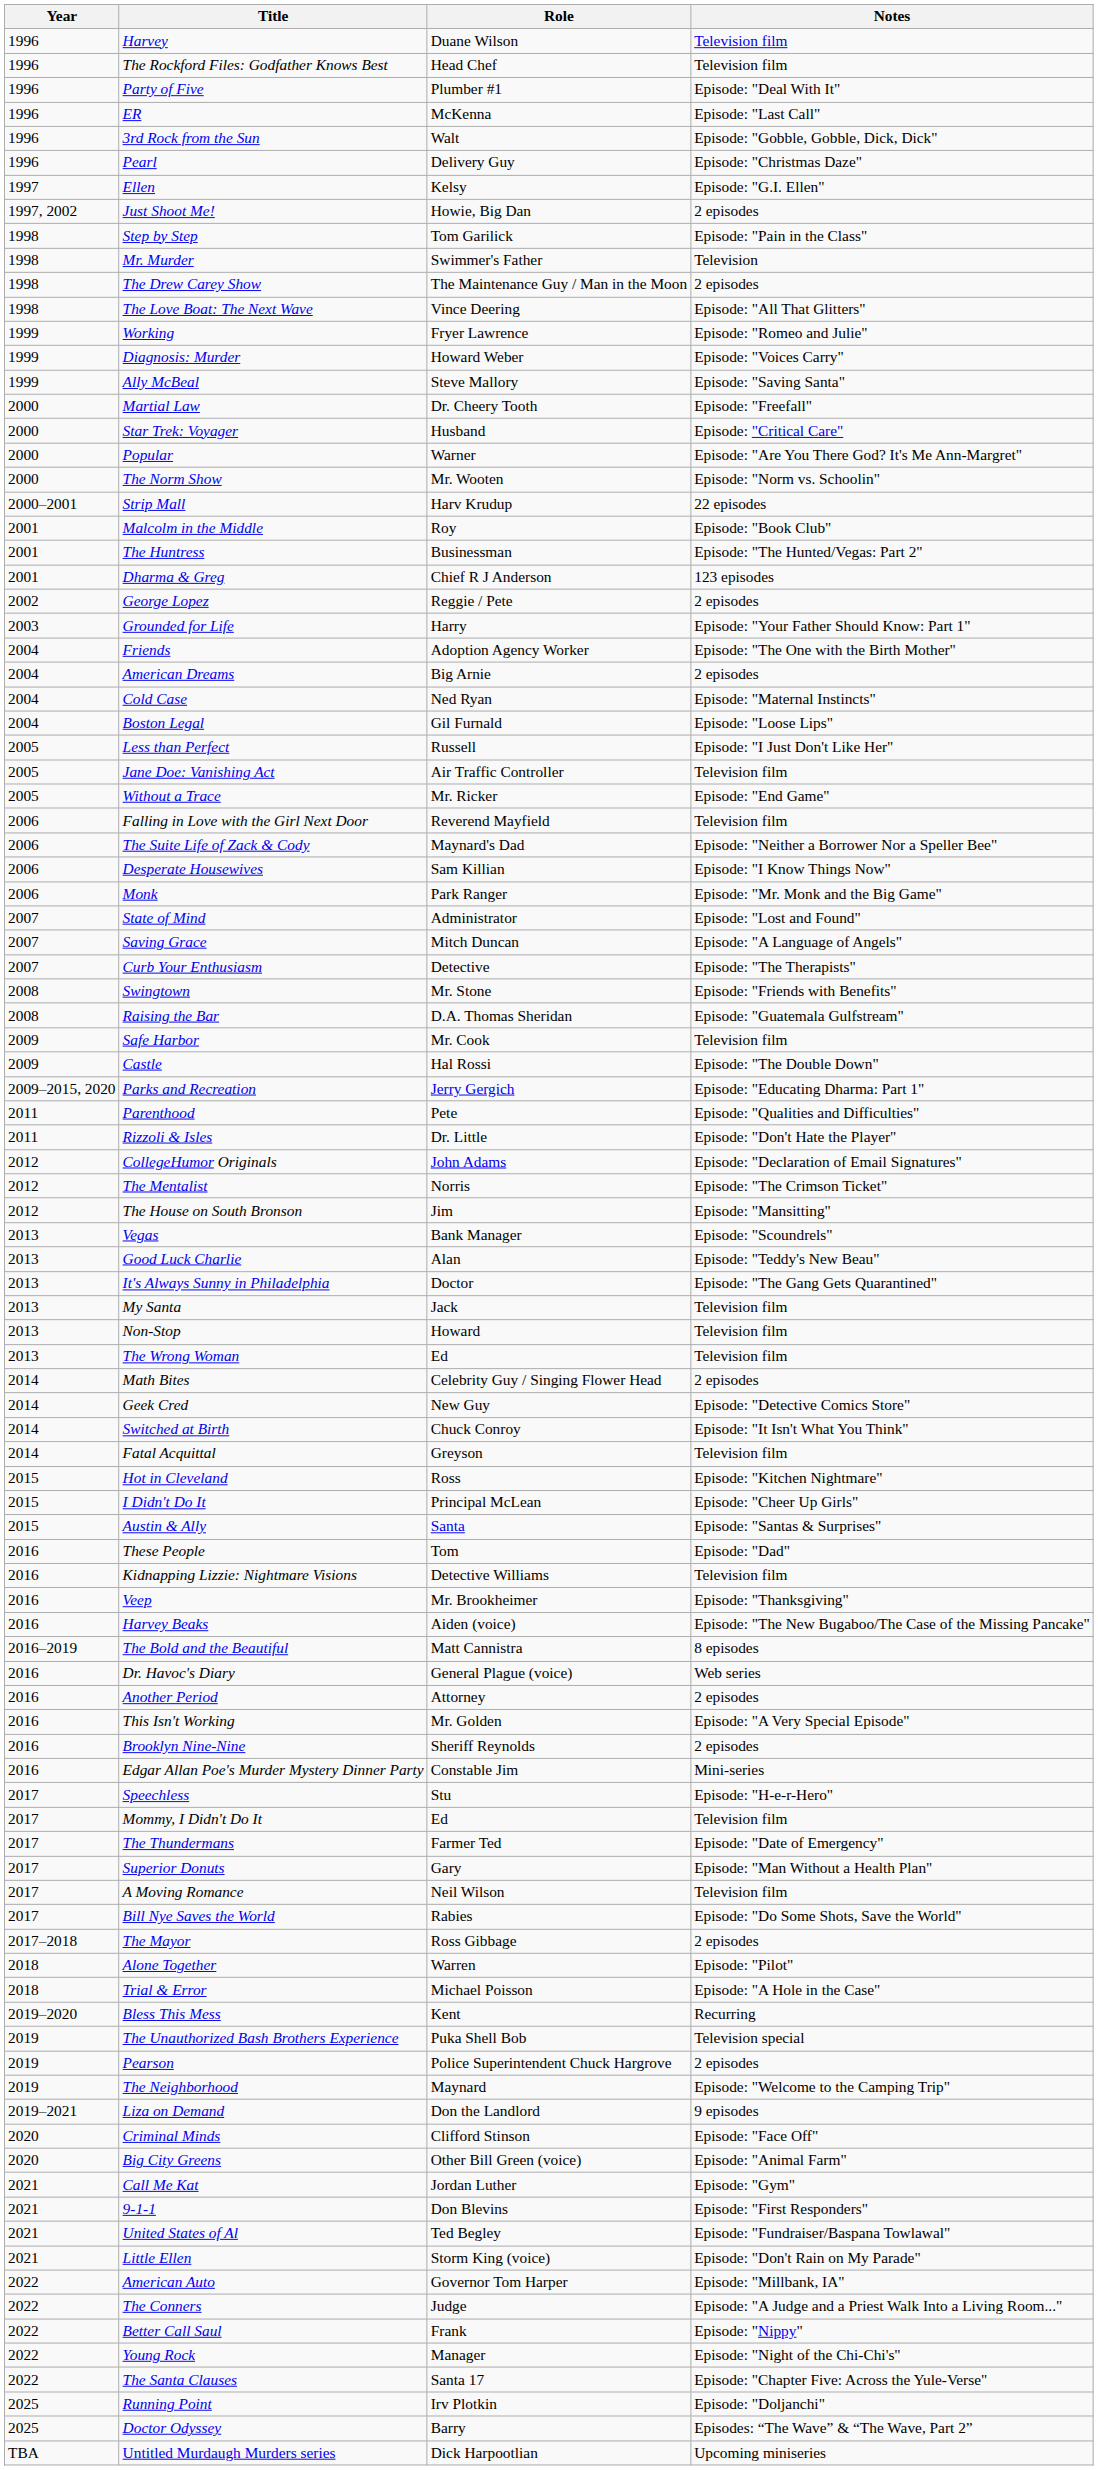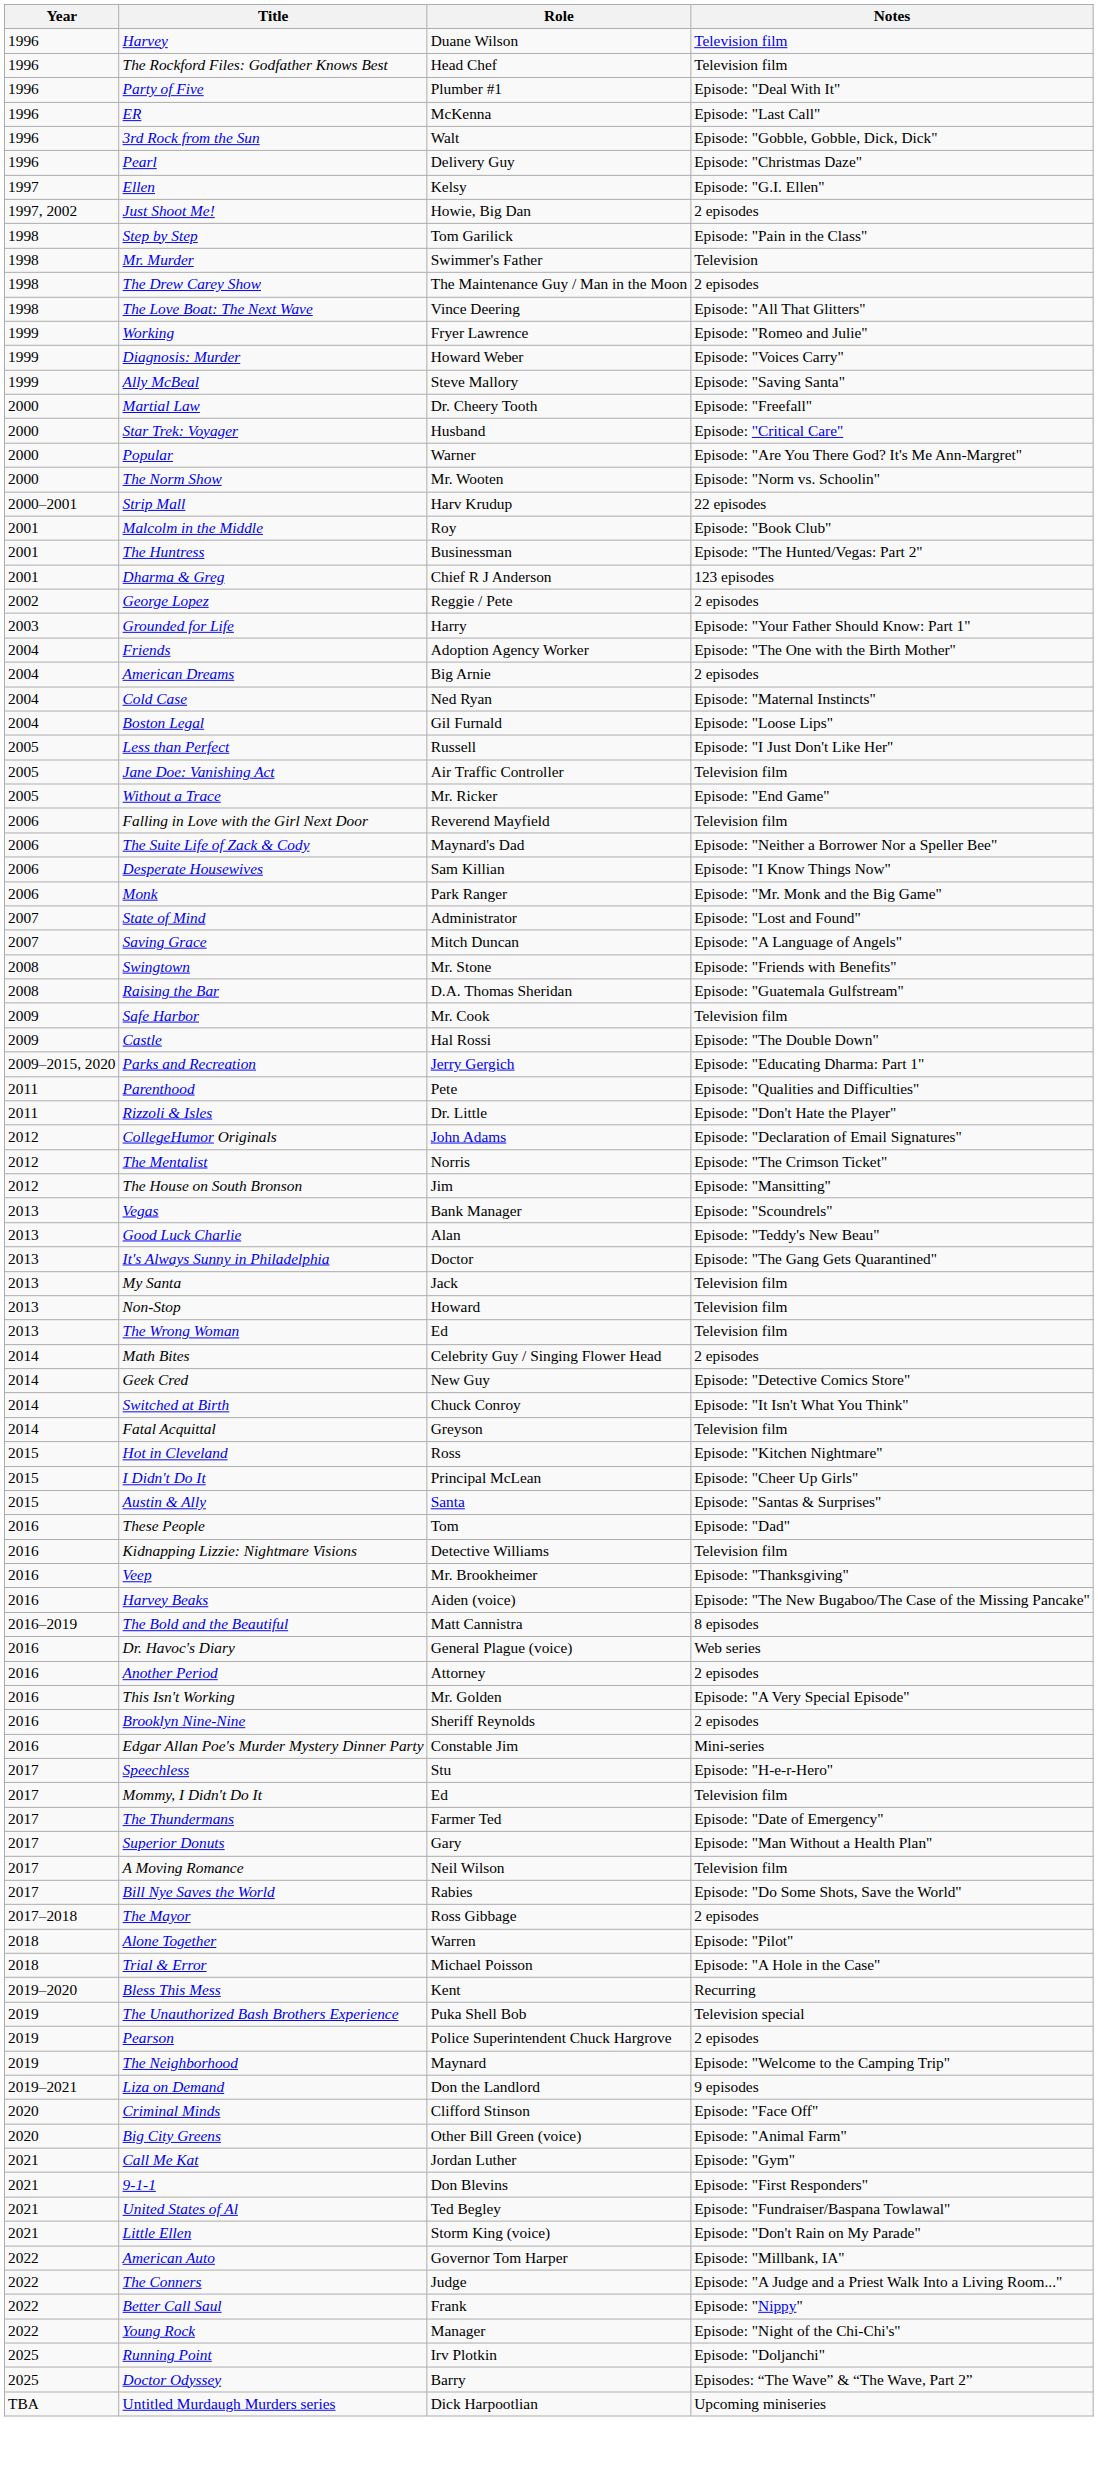- row: (192, 966)
- row: (180, 2379)
